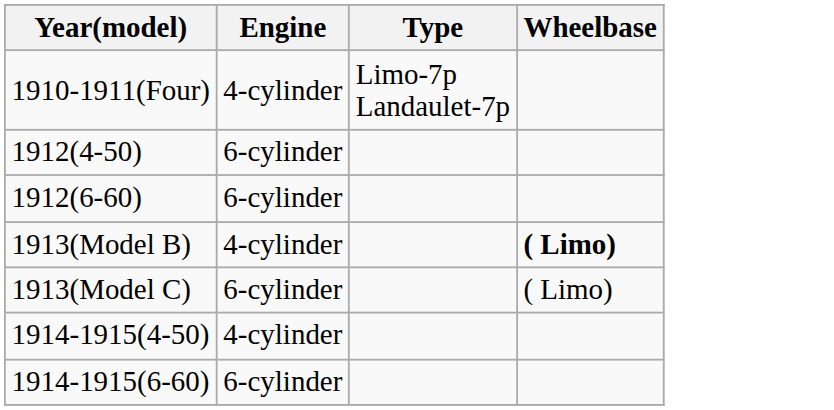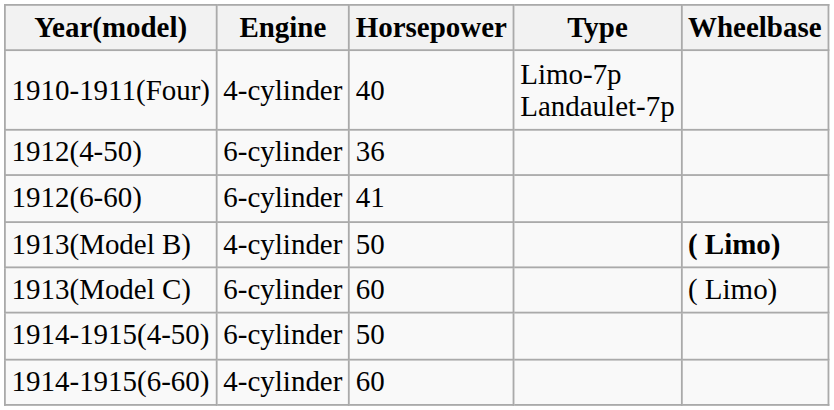+ column: (431, 27)
(283, 335) 4-cylinder -> (283, 335) 6-cylinder
(283, 381) 6-cylinder -> (283, 381) 4-cylinder
